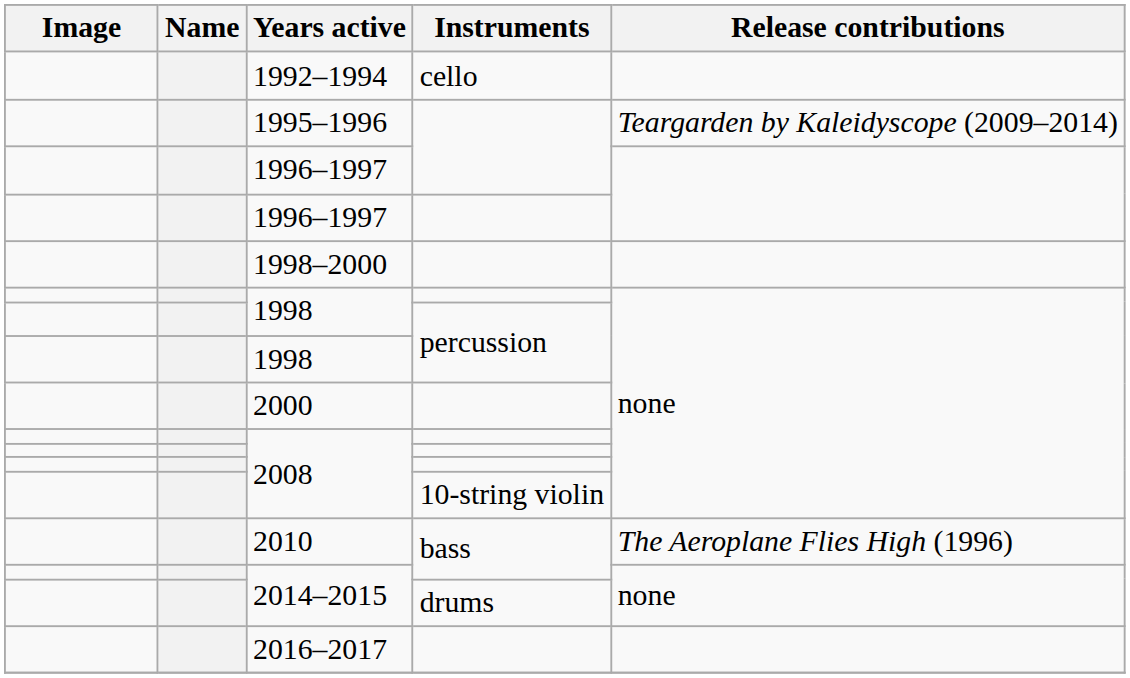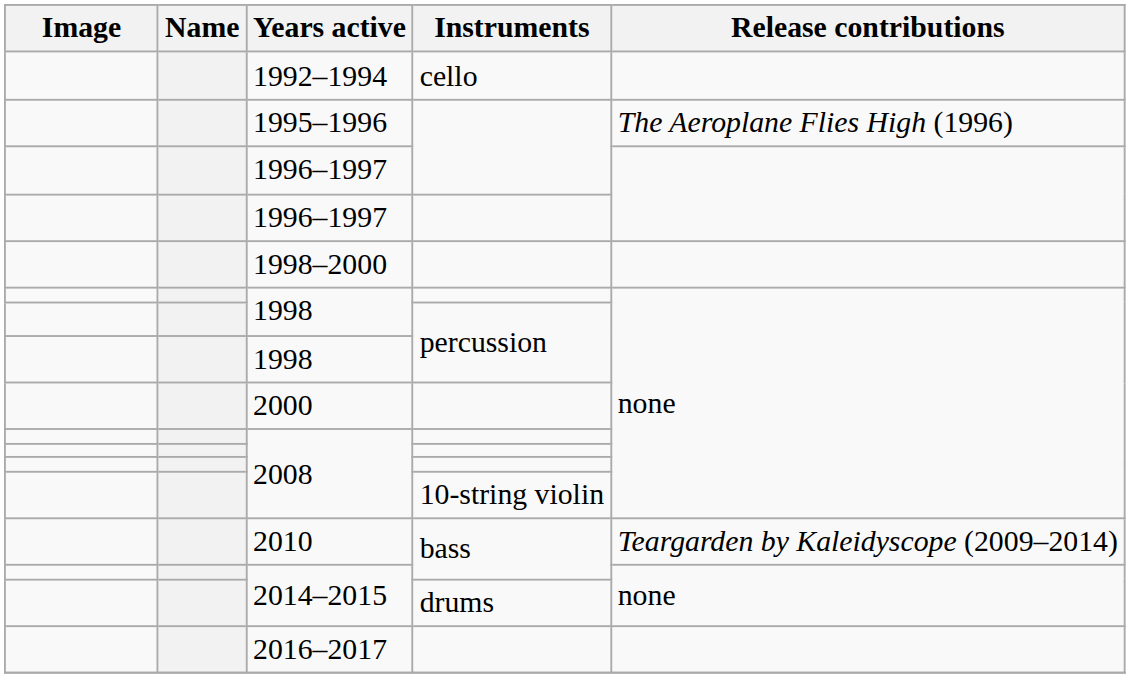(868, 122) Teargarden by Kaleidyscope (2009–2014) -> (815, 122) The Aeroplane Flies High (1996)
(815, 541) The Aeroplane Flies High (1996) -> (868, 541) Teargarden by Kaleidyscope (2009–2014)
